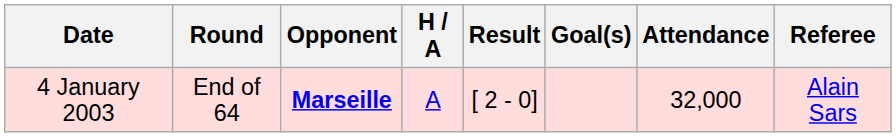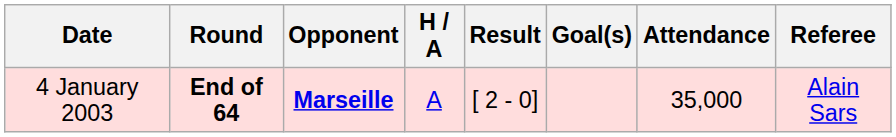(227, 99) normal -> (226, 99) bold
(706, 99) 32,000 -> (706, 99) 35,000
